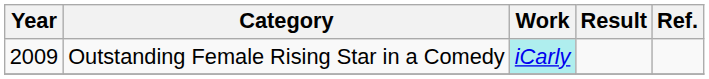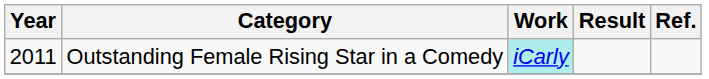(34, 56) 2009 -> (33, 56) 2011
